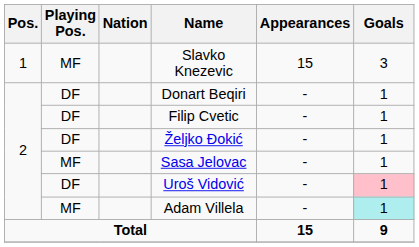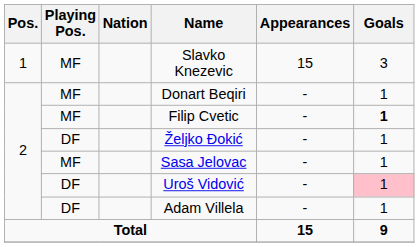(70, 93) DF -> (70, 93) MF
(70, 116) DF -> (70, 116) MF
(384, 116) normal -> (384, 116) bold
(70, 208) MF -> (70, 208) DF
(384, 208) paleturquoise background -> (384, 208) no background
